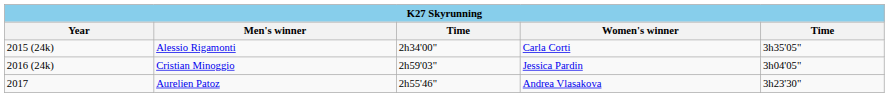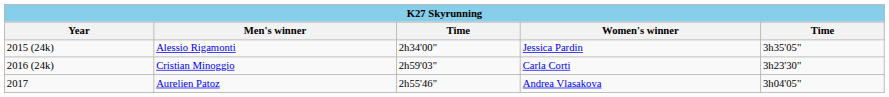(547, 48) Carla Corti -> (553, 48) Jessica Pardin
(553, 66) Jessica Pardin -> (547, 66) Carla Corti
(782, 66) 3h04'05" -> (782, 66) 3h23'30"
(782, 83) 3h23'30" -> (782, 83) 3h04'05"
